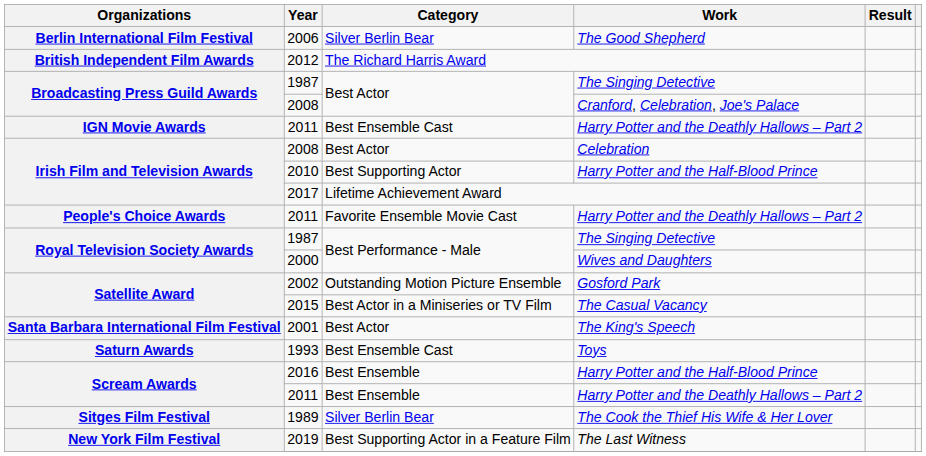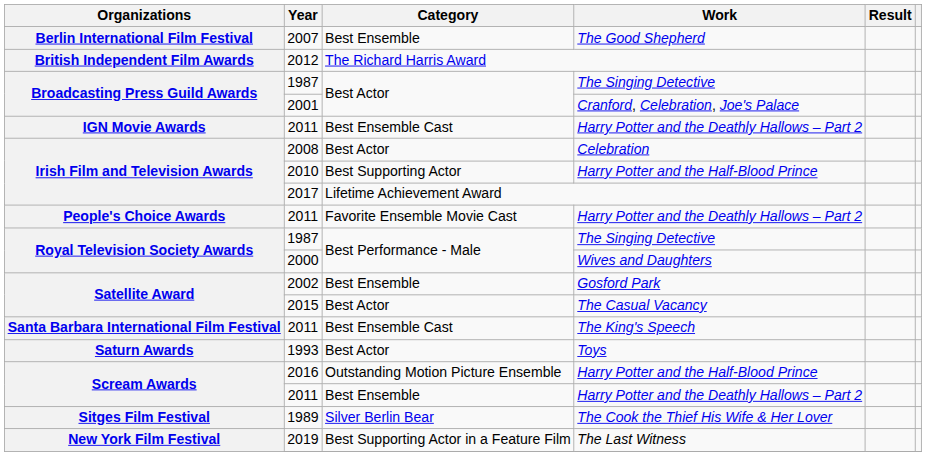(303, 37) 2006 -> (303, 37) 2007
(379, 37) Silver Berlin Bear -> (372, 37) Best Ensemble
(303, 104) 2008 -> (303, 104) 2001
(443, 283) Outstanding Motion Picture Ensemble -> (372, 283) Best Ensemble
(438, 305) Best Actor in a Miniseries or TV Film -> (357, 305) Best Actor
(303, 328) 2001 -> (303, 328) 2011
(357, 328) Best Actor -> (389, 328) Best Ensemble Cast
(389, 350) Best Ensemble Cast -> (357, 350) Best Actor
(372, 372) Best Ensemble -> (443, 372) Outstanding Motion Picture Ensemble
